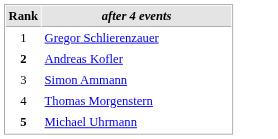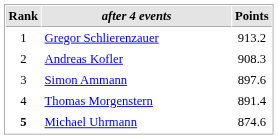+ column: (252, 16)
(23, 59) bold -> (23, 59) normal
